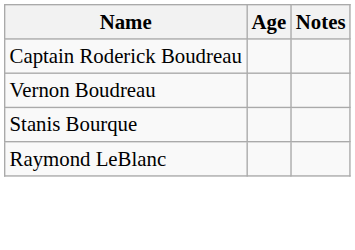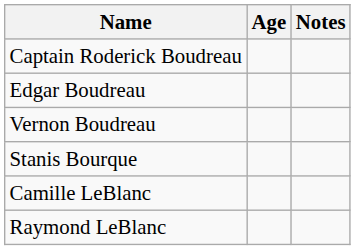+ row: (77, 90)
+ row: (80, 193)
